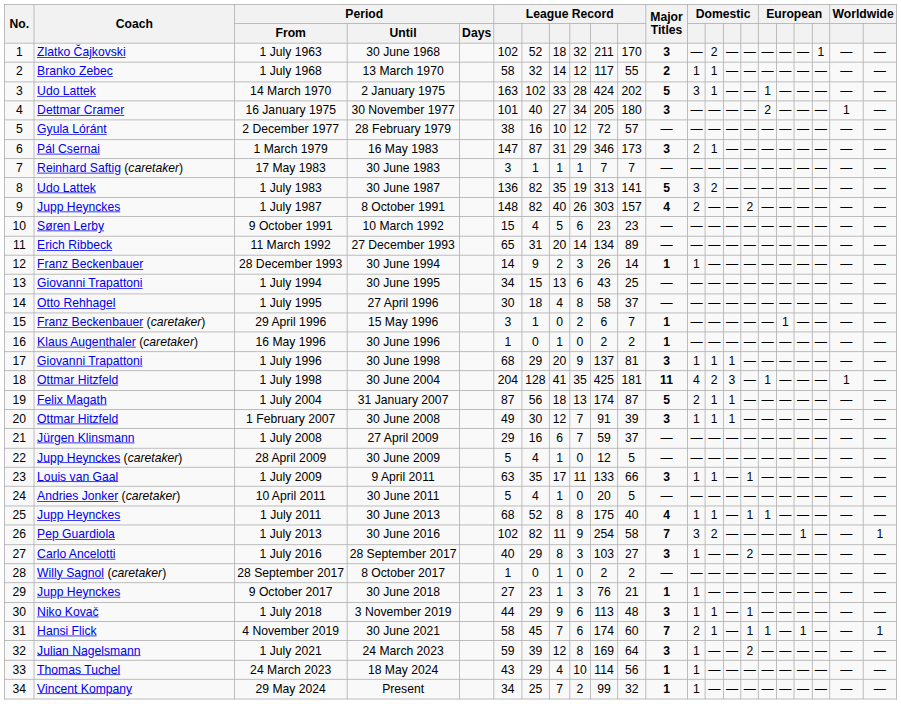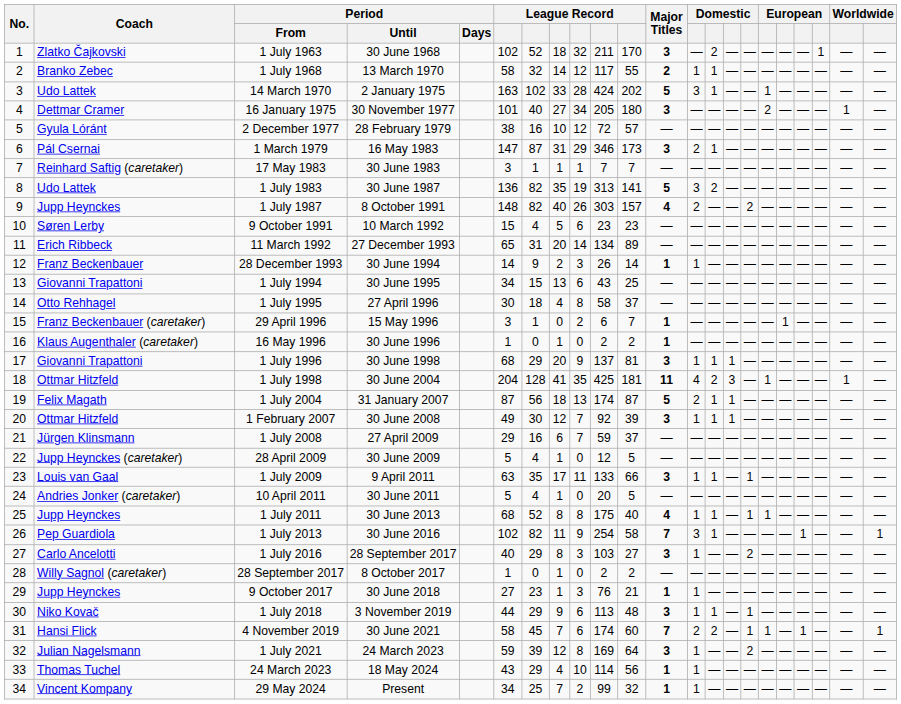(604, 419) 91 -> (604, 419) 92
(714, 534) 2 -> (714, 534) 1
(714, 631) 1 -> (714, 631) 2
